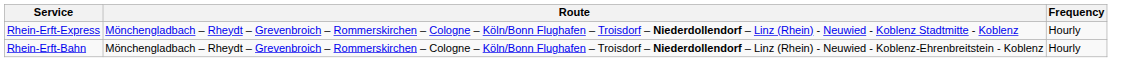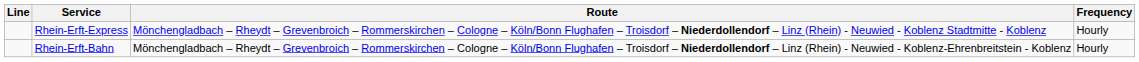+ column: (18, 13)
